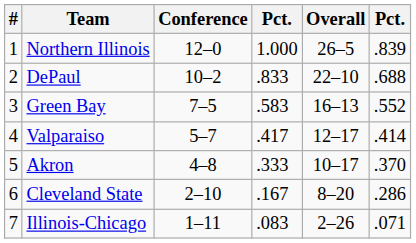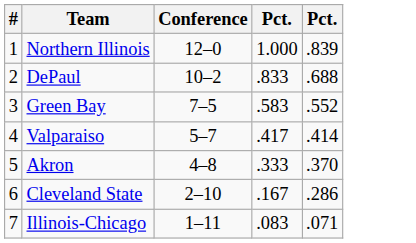- column: (336, 19)
